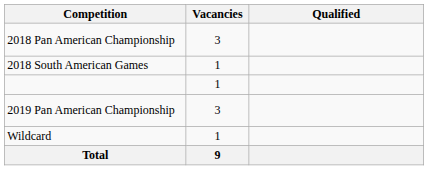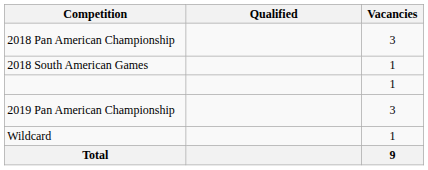columns swapped: (217, 14) <-> (336, 14)
